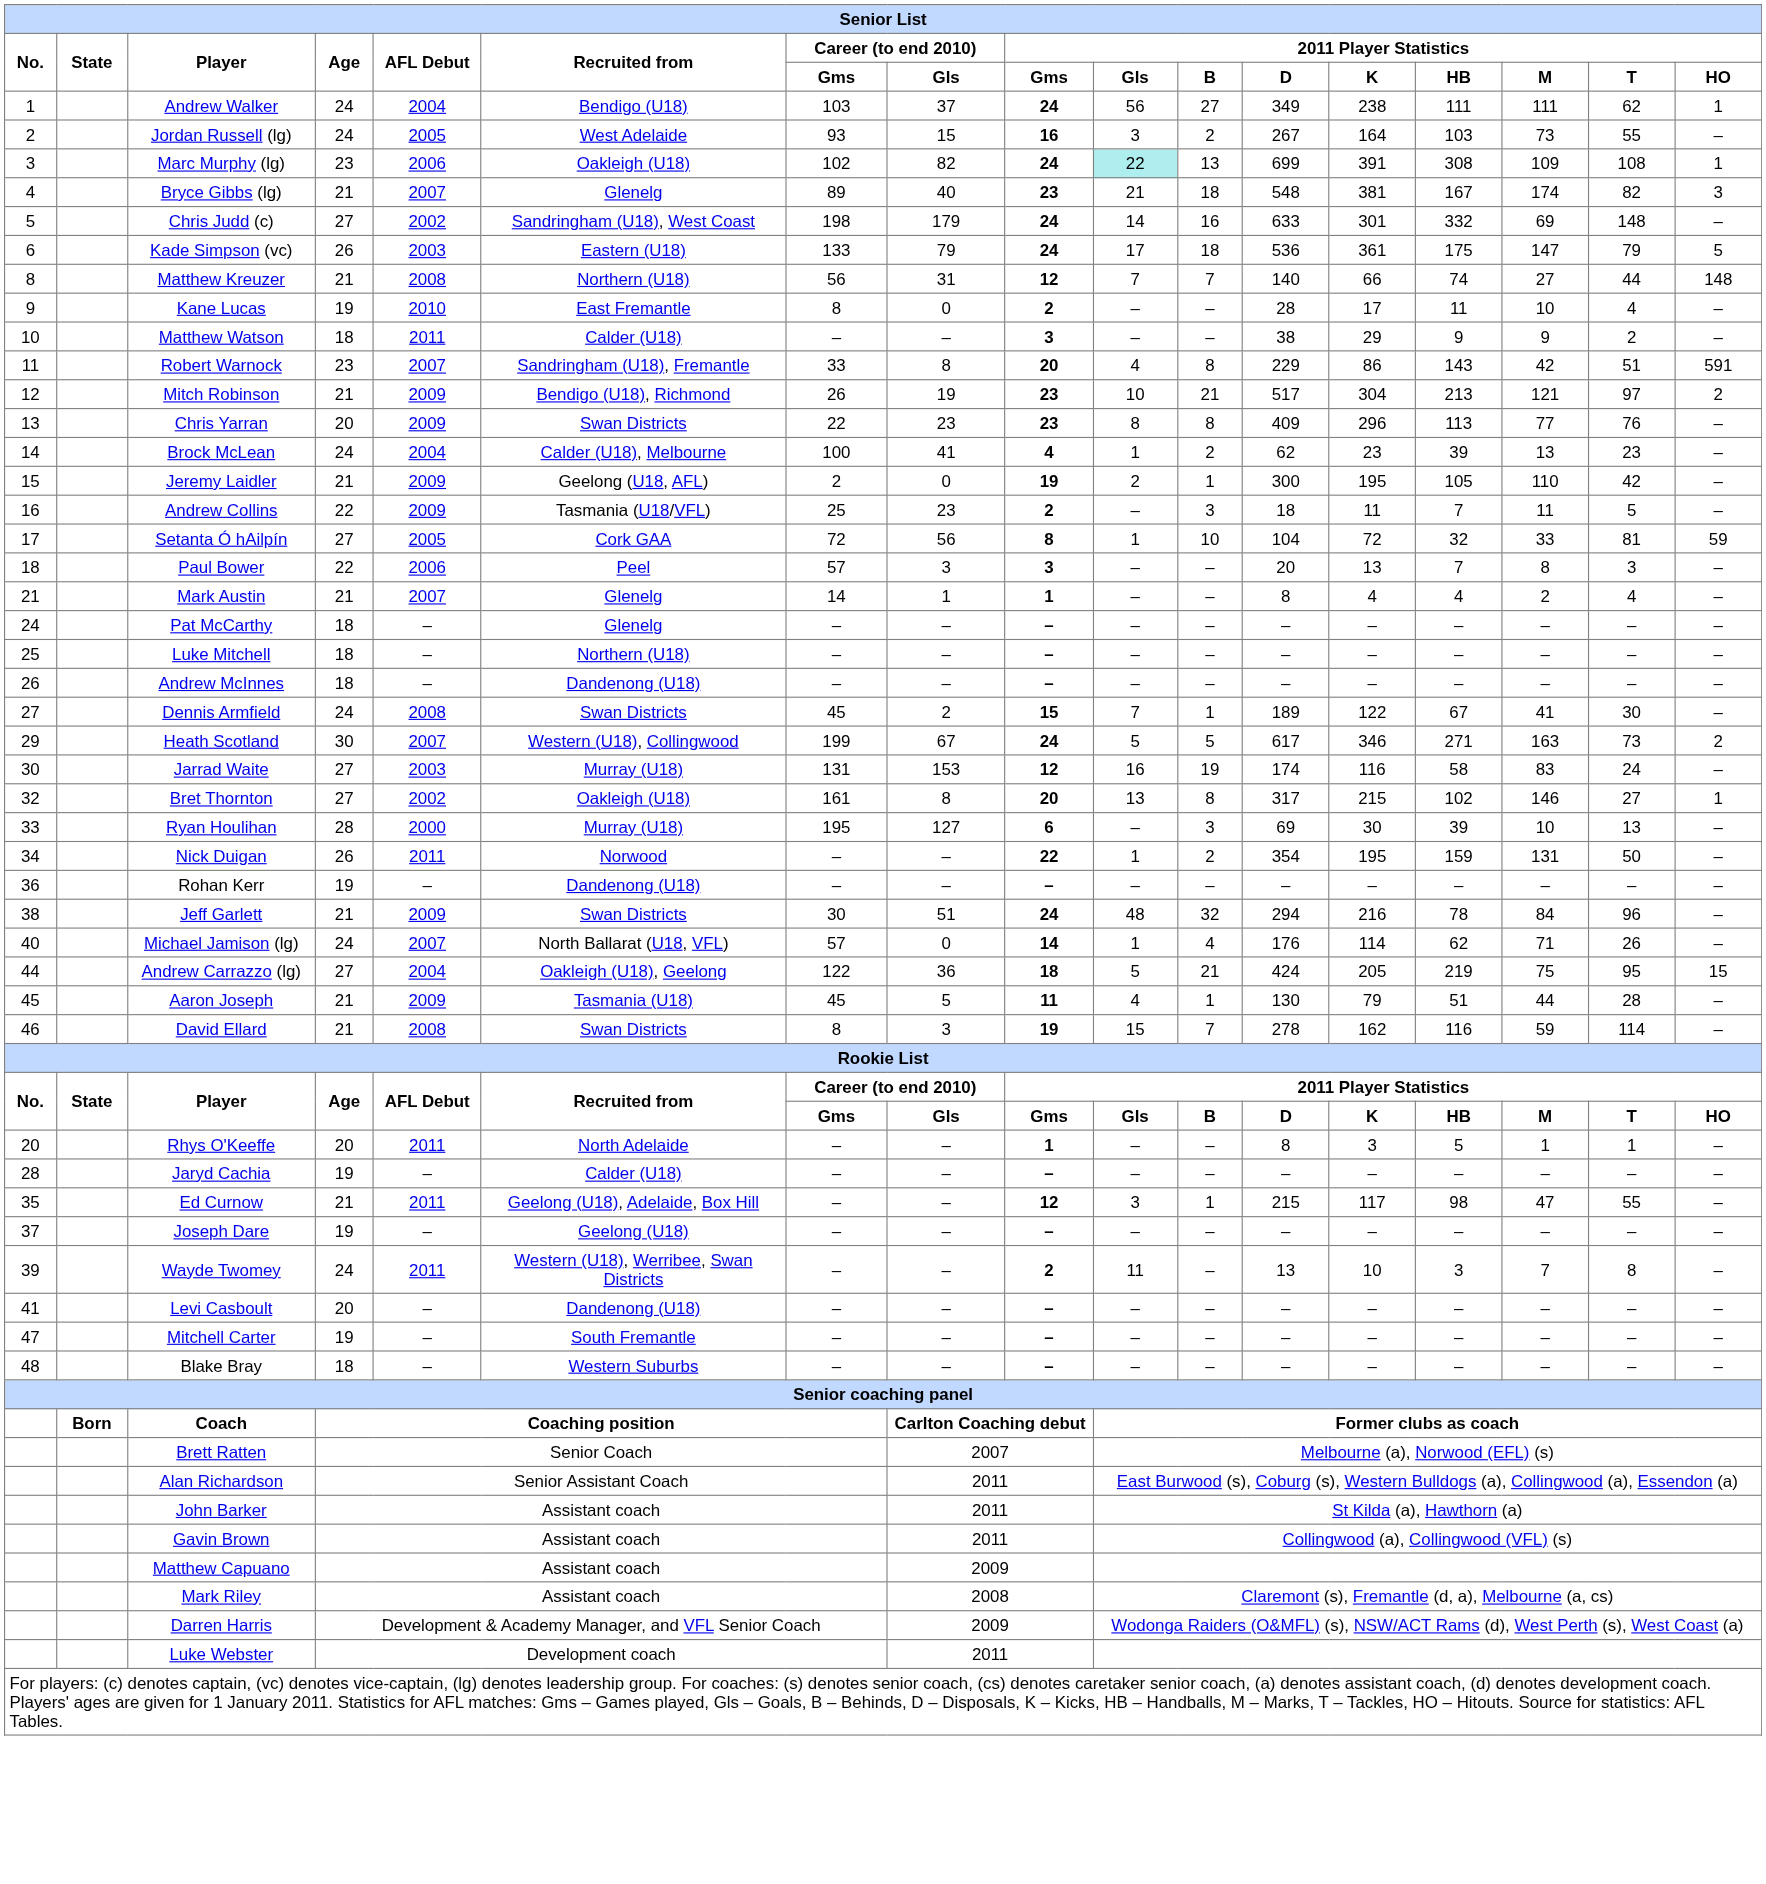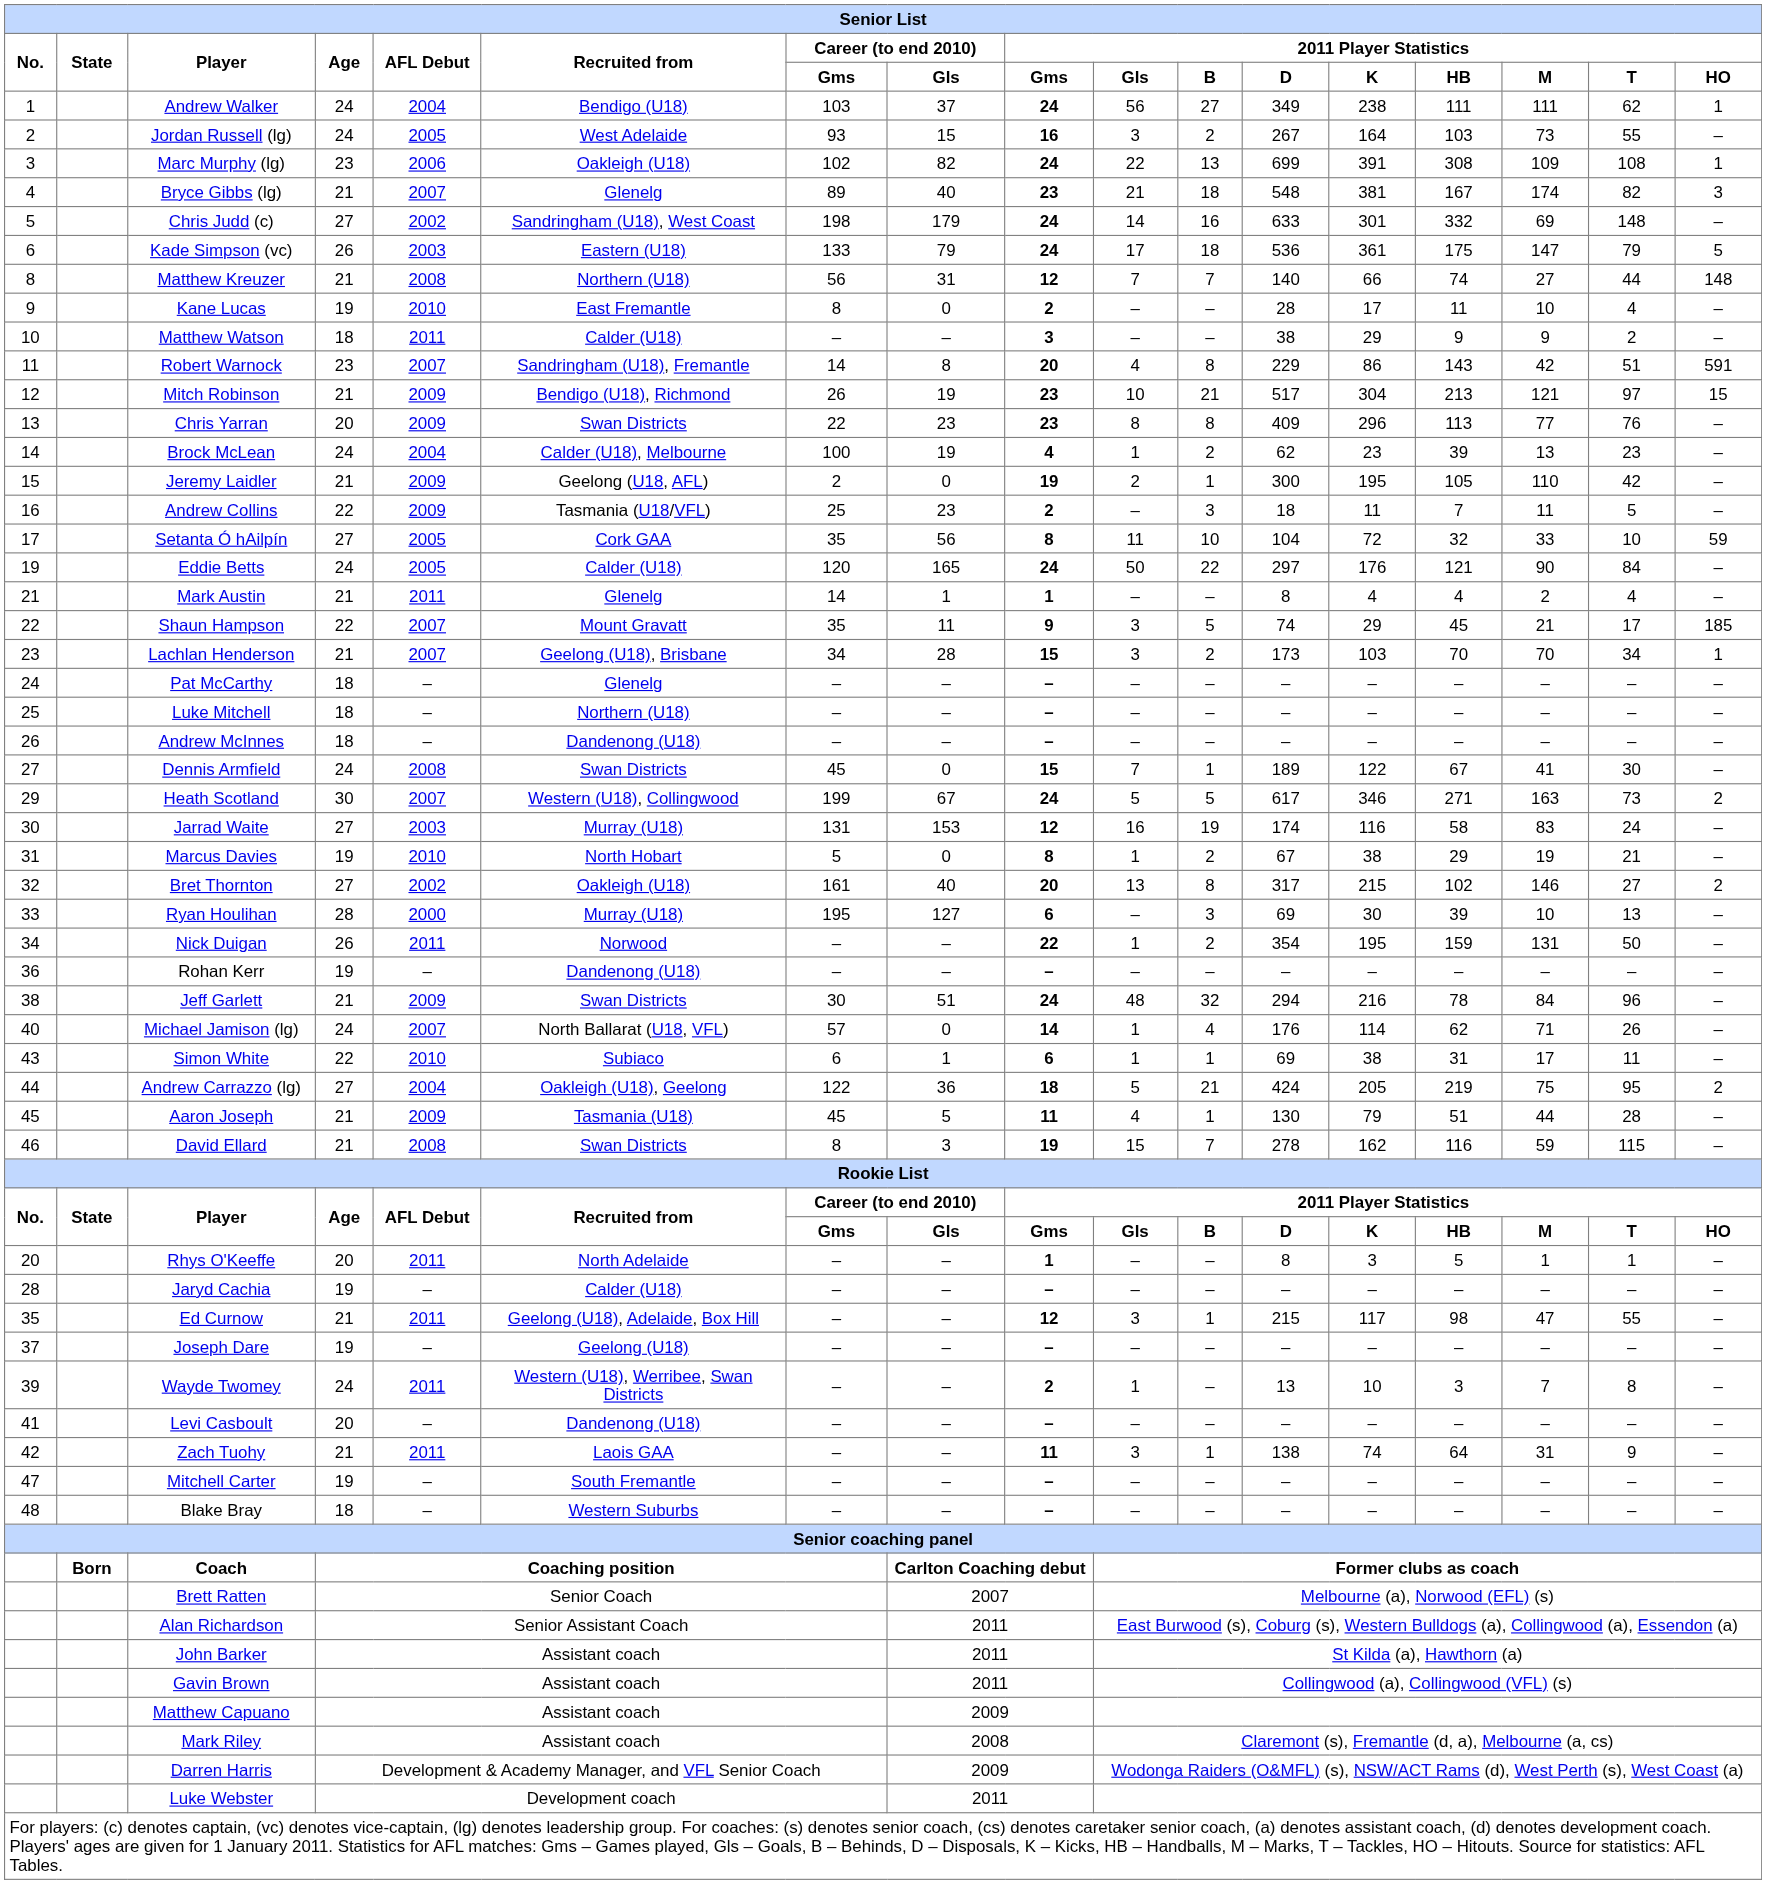(1135, 163) paleturquoise background -> (1135, 163) no background
(836, 365) 33 -> (836, 365) 14
(1718, 394) 2 -> (1718, 394) 15
(946, 452) 41 -> (946, 452) 19
(836, 538) 72 -> (836, 538) 35
(1135, 538) 1 -> (1135, 538) 11
(1632, 538) 81 -> (1632, 538) 10
- row: (30, 567)
+ row: (30, 567)
(427, 596) 2007 -> (427, 596) 2011
+ row: (30, 625)
+ row: (30, 654)
(946, 712) 2 -> (946, 769) 0
+ row: (30, 856)
(946, 798) 8 -> (946, 885) 40
(1718, 798) 1 -> (1718, 885) 2
+ row: (30, 1058)
(1718, 971) 15 -> (1718, 1087) 2
(1632, 1029) 114 -> (1632, 1145) 115
(1135, 1269) 11 -> (1135, 1385) 1
+ row: (30, 1452)
